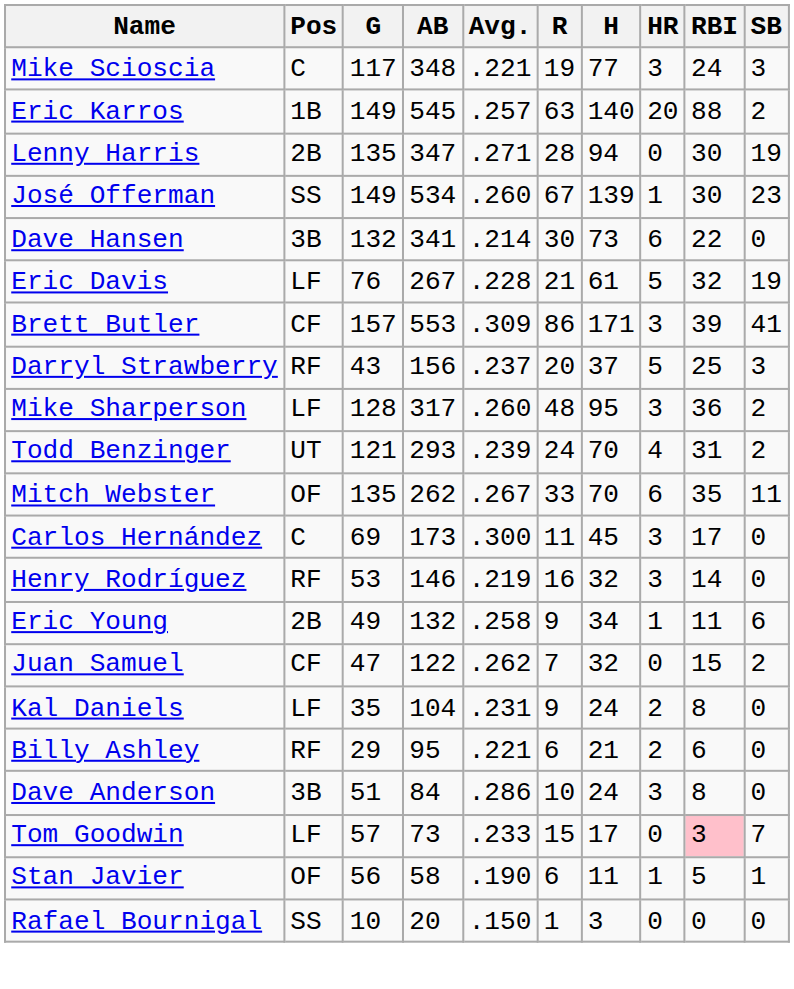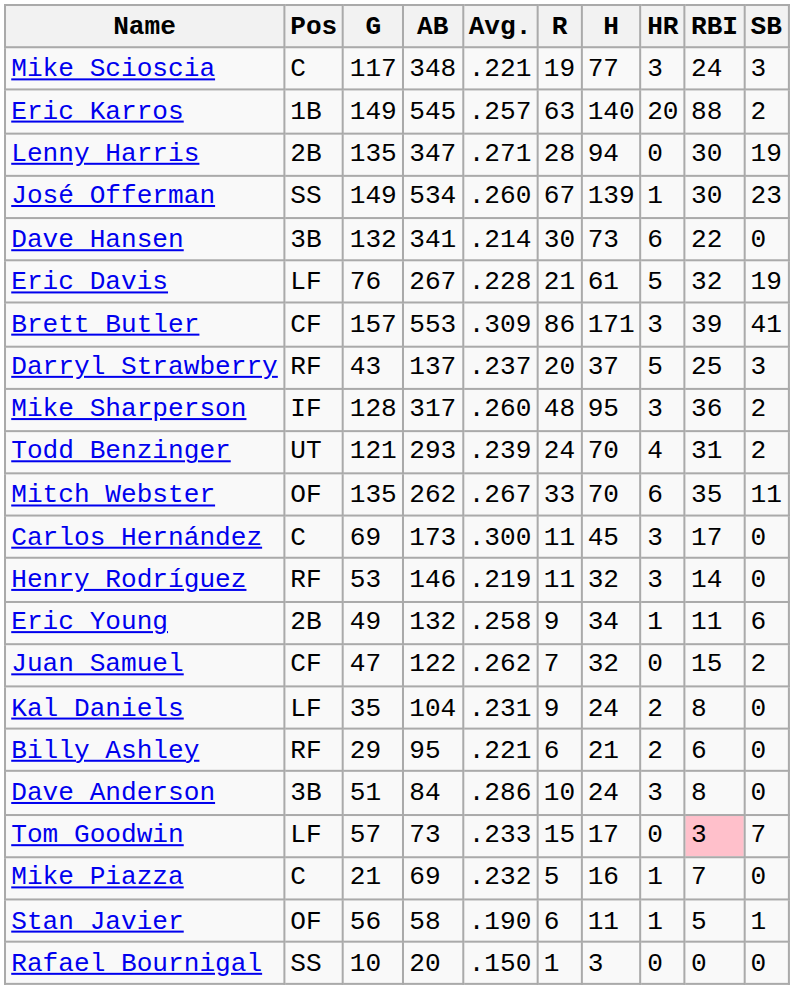(433, 367) 156 -> (433, 367) 137
(306, 410) LF -> (306, 410) IF
(560, 580) 16 -> (560, 580) 11
+ row: (97, 878)
